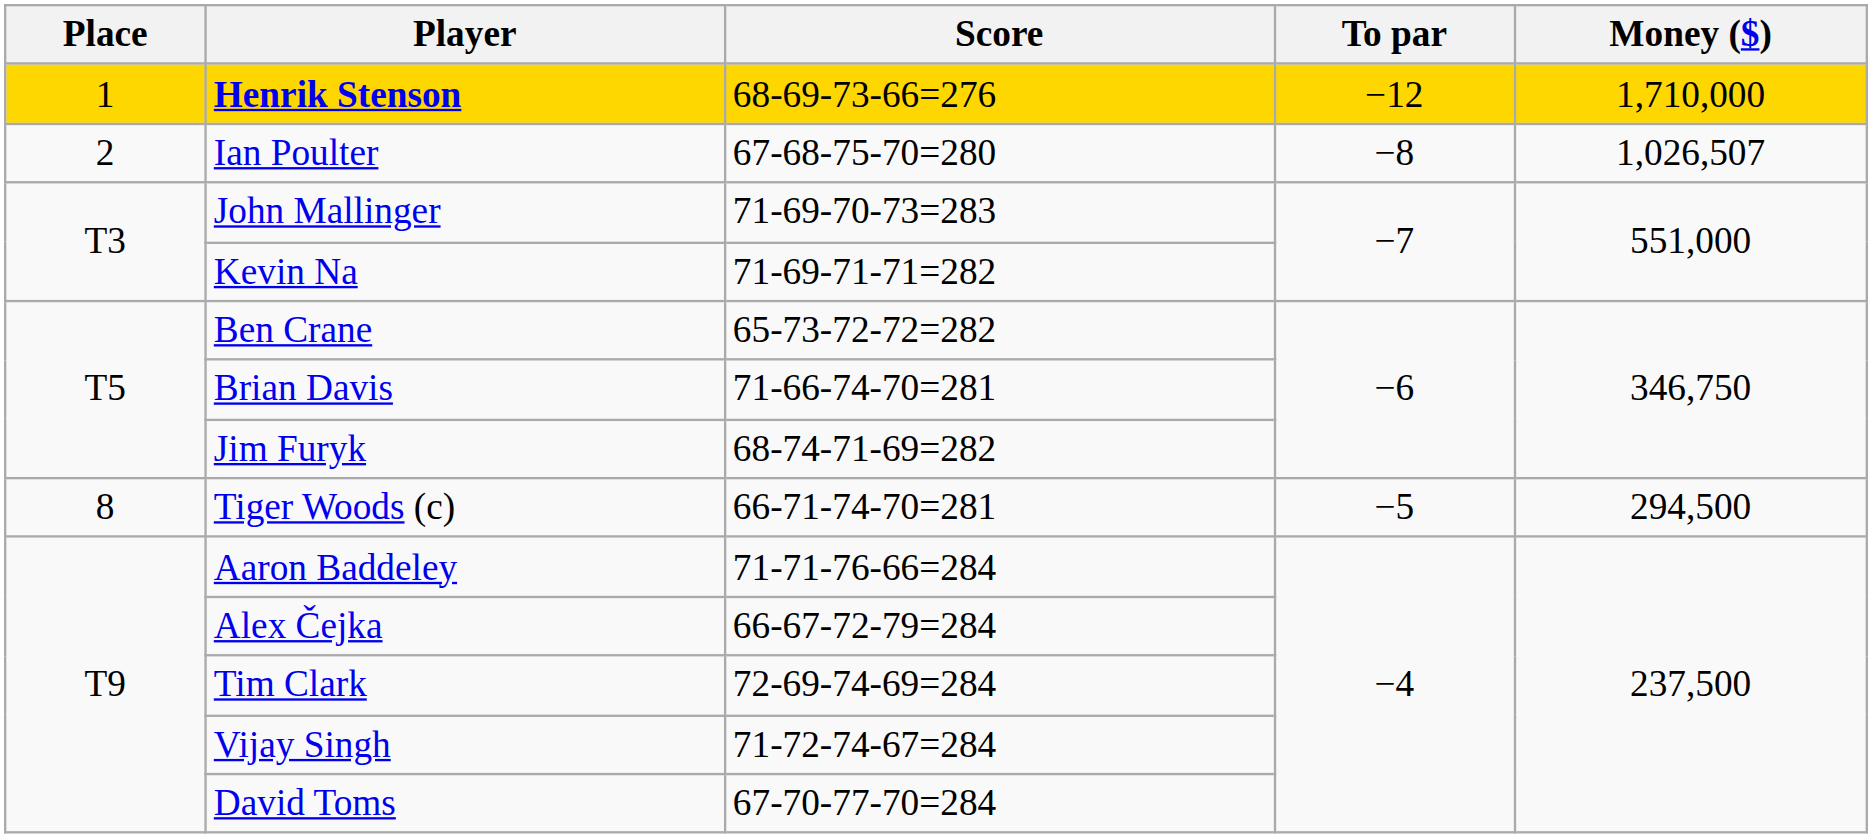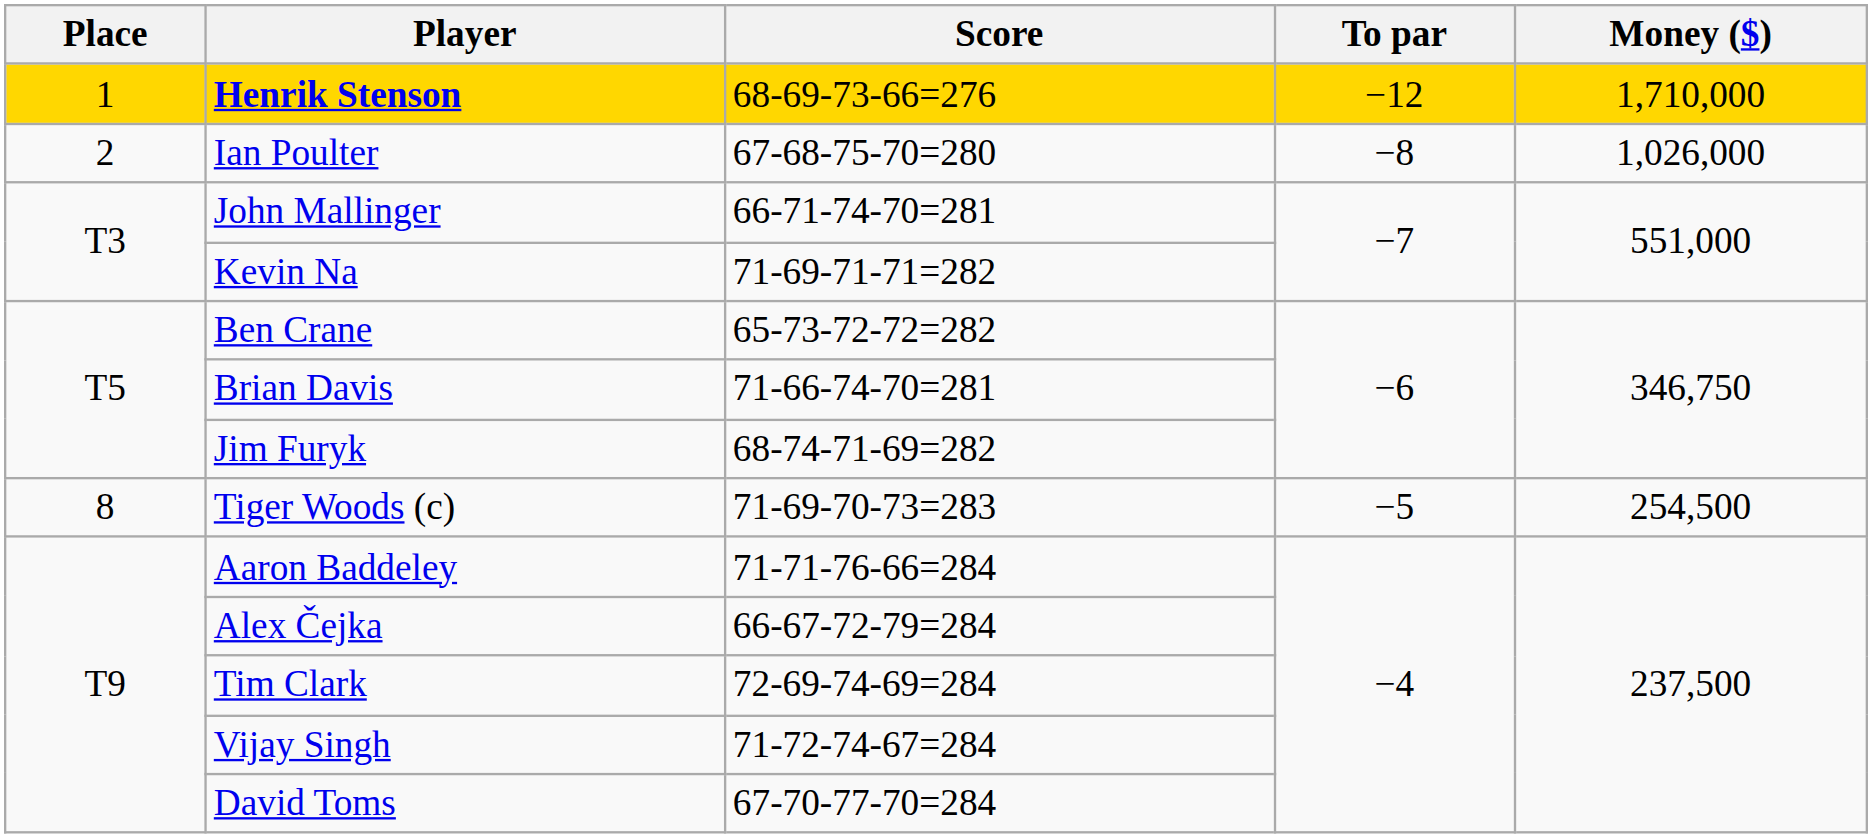(1691, 152) 1,026,507 -> (1691, 152) 1,026,000
(865, 211) 71-69-70-73=283 -> (865, 211) 66-71-74-70=281
(865, 507) 66-71-74-70=281 -> (865, 507) 71-69-70-73=283
(1691, 507) 294,500 -> (1691, 507) 254,500
